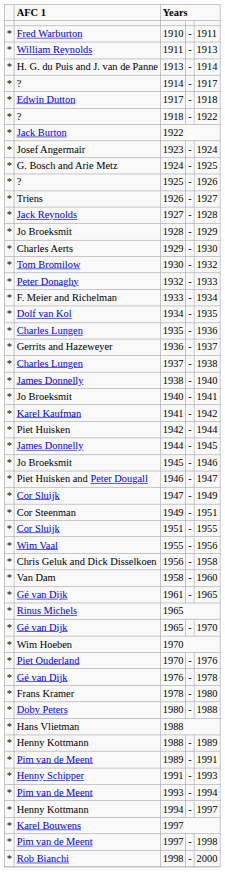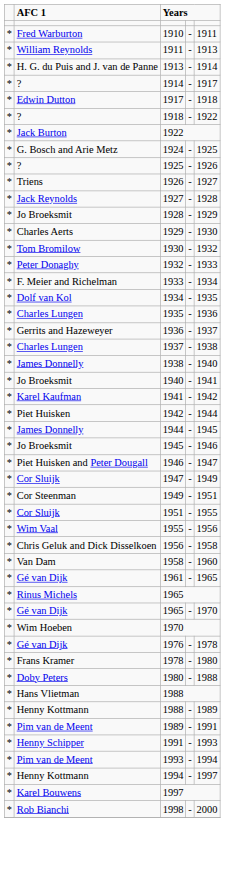- row: (51, 149)
- row: (48, 660)
- row: (55, 842)
